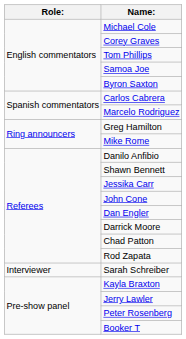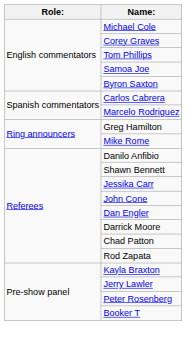- row: (136, 270)
